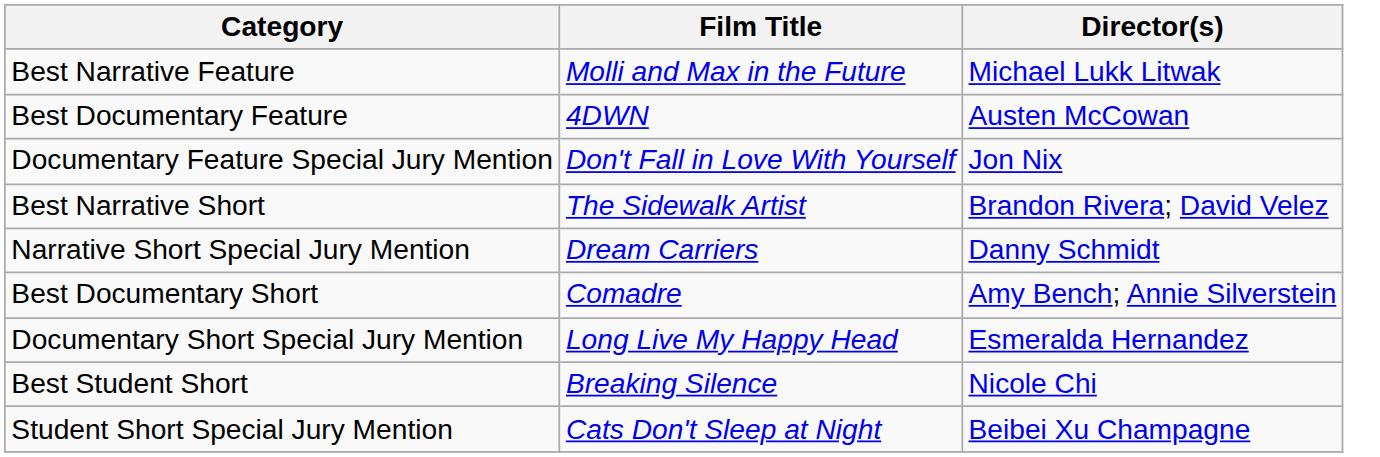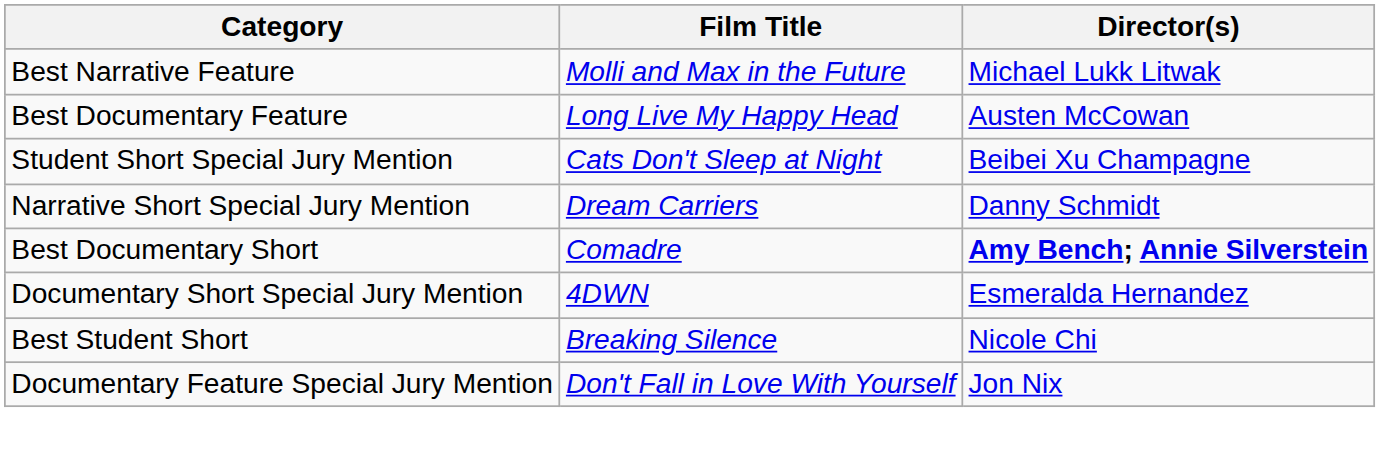(607, 116) 4DWN -> (732, 116) Long Live My Happy Head
rows swapped: (282, 160) <-> (232, 428)
- row: (138, 205)
(1152, 294) normal -> (1168, 250) bold
(732, 339) Long Live My Happy Head -> (607, 294) 4DWN
